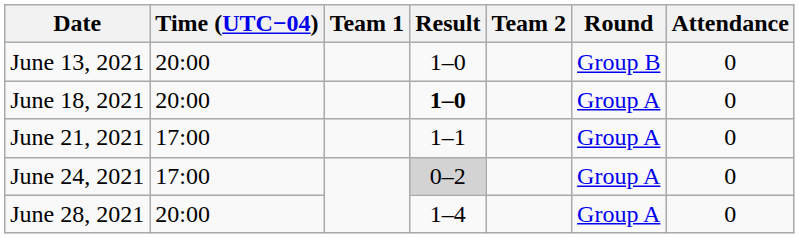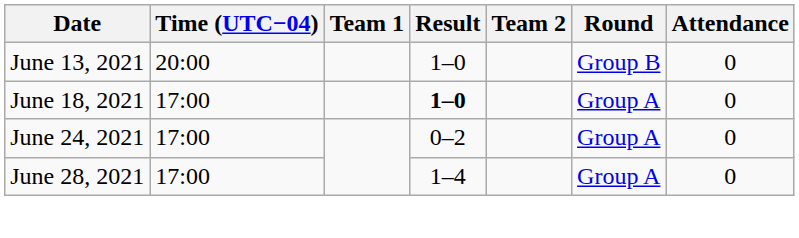(183, 99) 20:00 -> (183, 99) 17:00
- row: (77, 137)
(448, 175) lightgrey background -> (448, 137) no background
(183, 213) 20:00 -> (183, 175) 17:00
